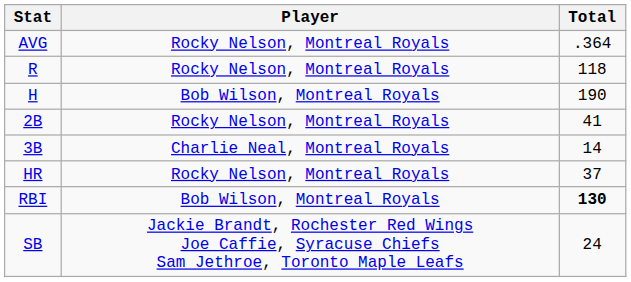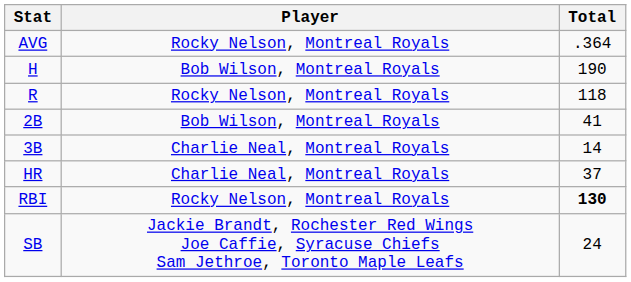rows swapped: (33, 96) <-> (33, 70)
(310, 122) Rocky Nelson, Montreal Royals -> (310, 122) Bob Wilson, Montreal Royals
(310, 174) Rocky Nelson, Montreal Royals -> (310, 174) Charlie Neal, Montreal Royals
(310, 200) Bob Wilson, Montreal Royals -> (310, 200) Rocky Nelson, Montreal Royals
